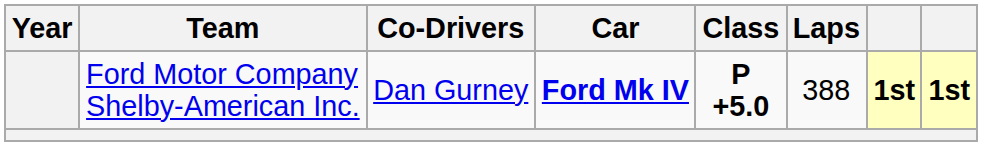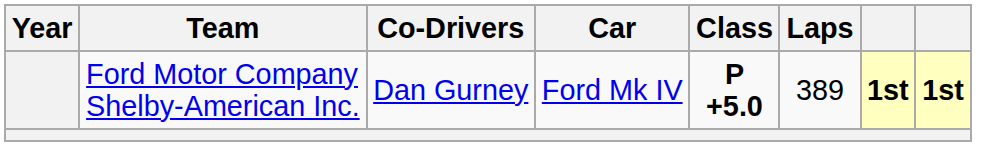(615, 90) bold -> (612, 90) normal
(826, 90) 388 -> (820, 90) 389
